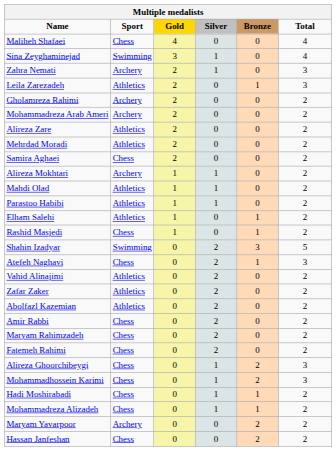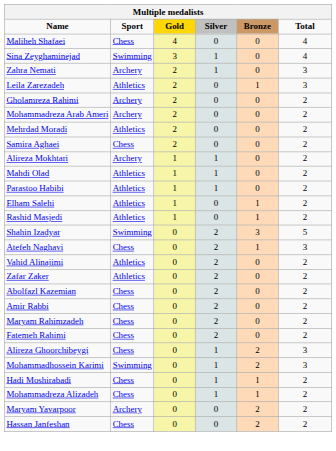- row: (29, 130)
(123, 233) Chess -> (129, 218) Athletics
(129, 306) Athletics -> (123, 292) Chess
(123, 380) Chess -> (132, 365) Swimming
